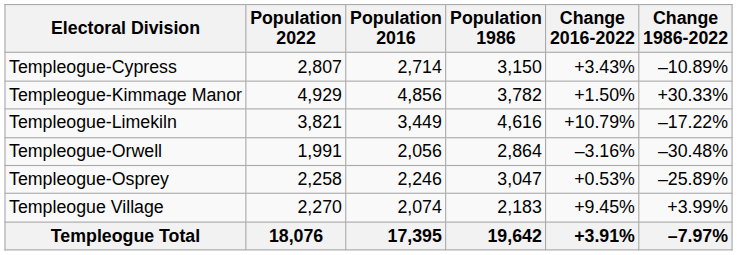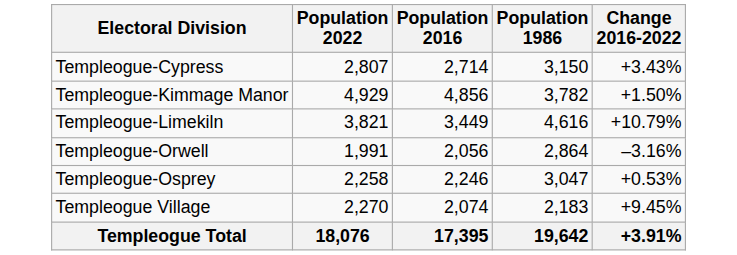- column: (686, 28)
